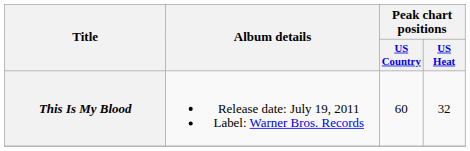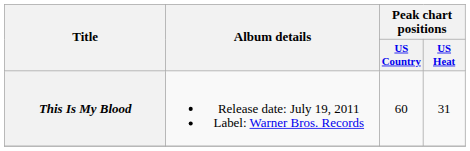(444, 108) 32 -> (444, 108) 31
